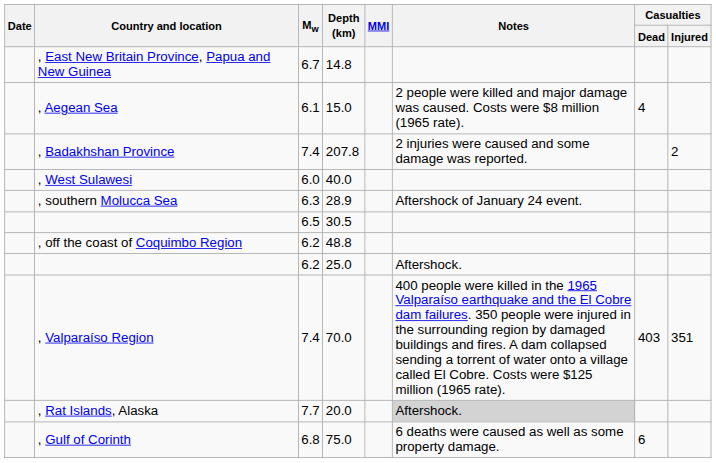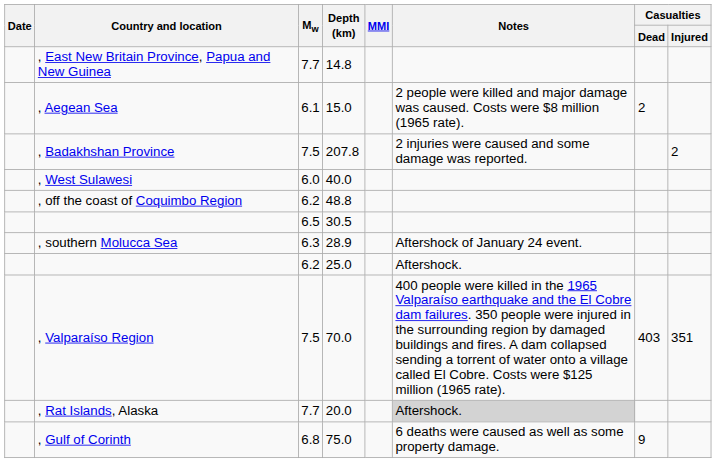(311, 64) 6.7 -> (311, 64) 7.7
(642, 108) 4 -> (642, 108) 2
(311, 151) 7.4 -> (311, 151) 7.5
rows swapped: (108, 201) <-> (140, 243)
(311, 337) 7.4 -> (311, 337) 7.5
(642, 439) 6 -> (642, 439) 9
